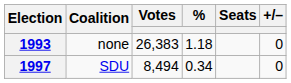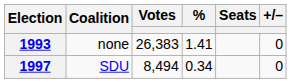(199, 44) 1.18 -> (199, 44) 1.41
